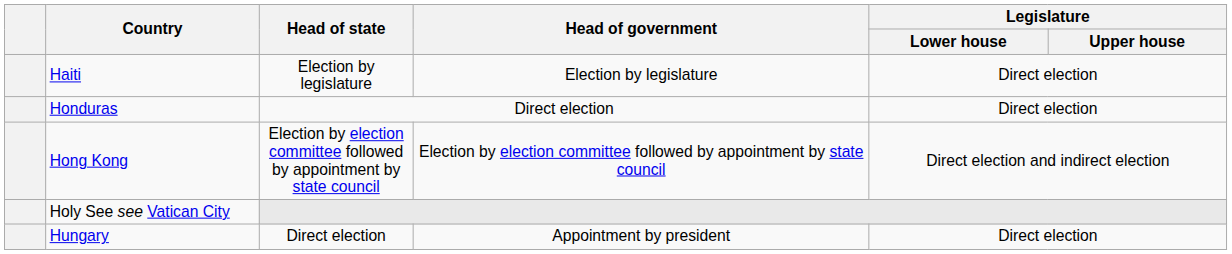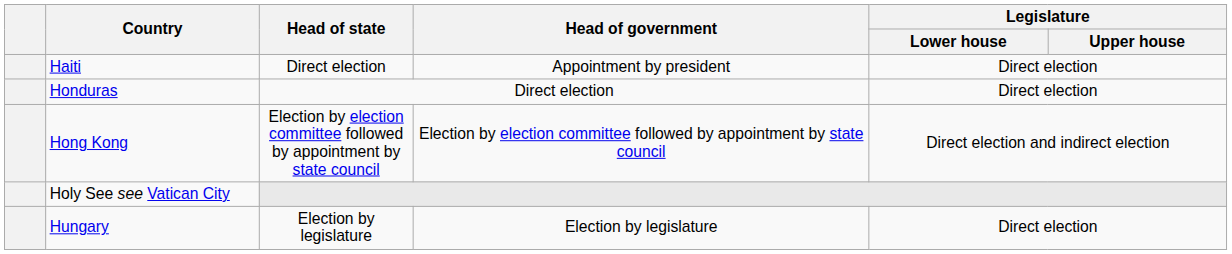(336, 75) Election by legislature -> (336, 66) Direct election
(641, 75) Election by legislature -> (641, 66) Appointment by president
(336, 236) Direct election -> (336, 227) Election by legislature
(641, 236) Appointment by president -> (641, 227) Election by legislature
